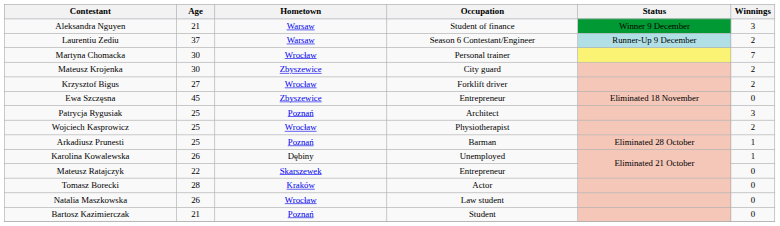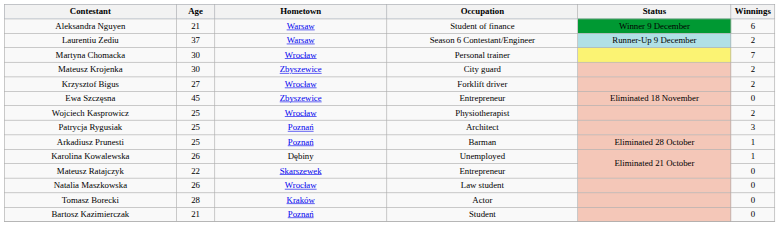(753, 26) 3 -> (753, 26) 6
rows swapped: (90, 128) <-> (90, 113)
rows swapped: (90, 200) <-> (90, 185)
